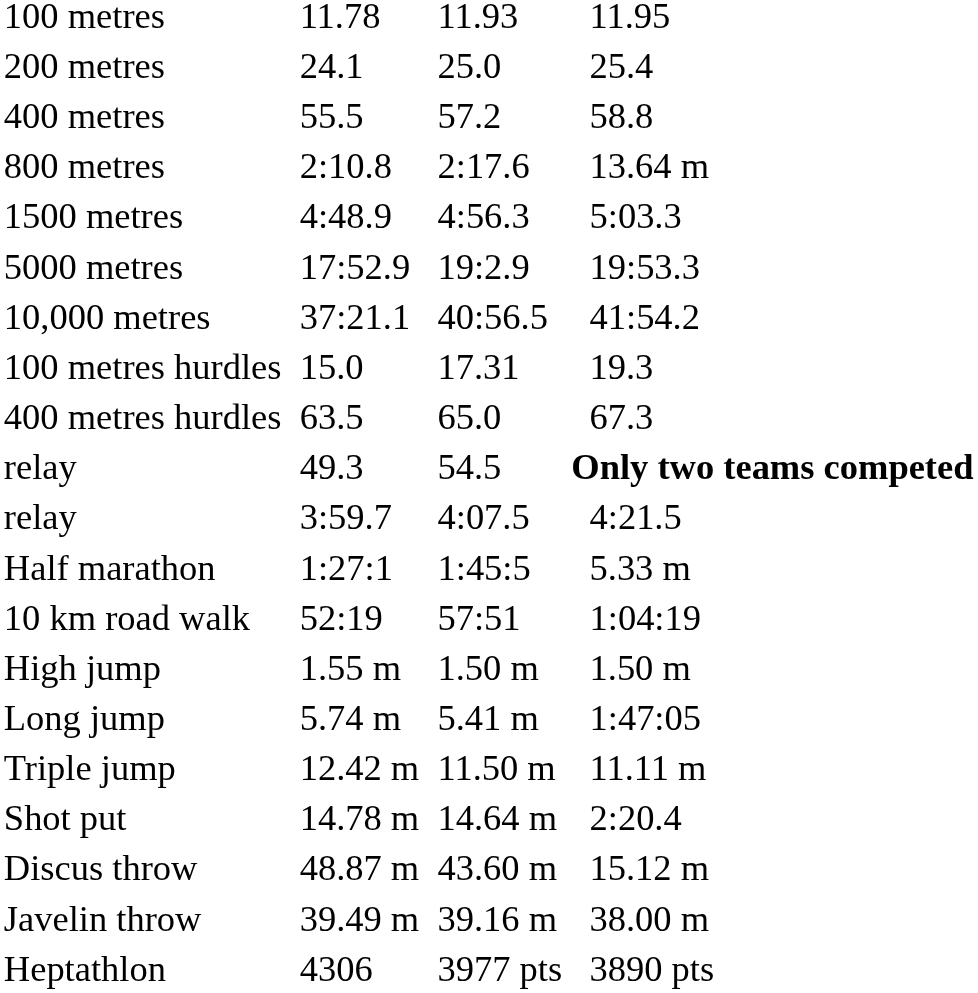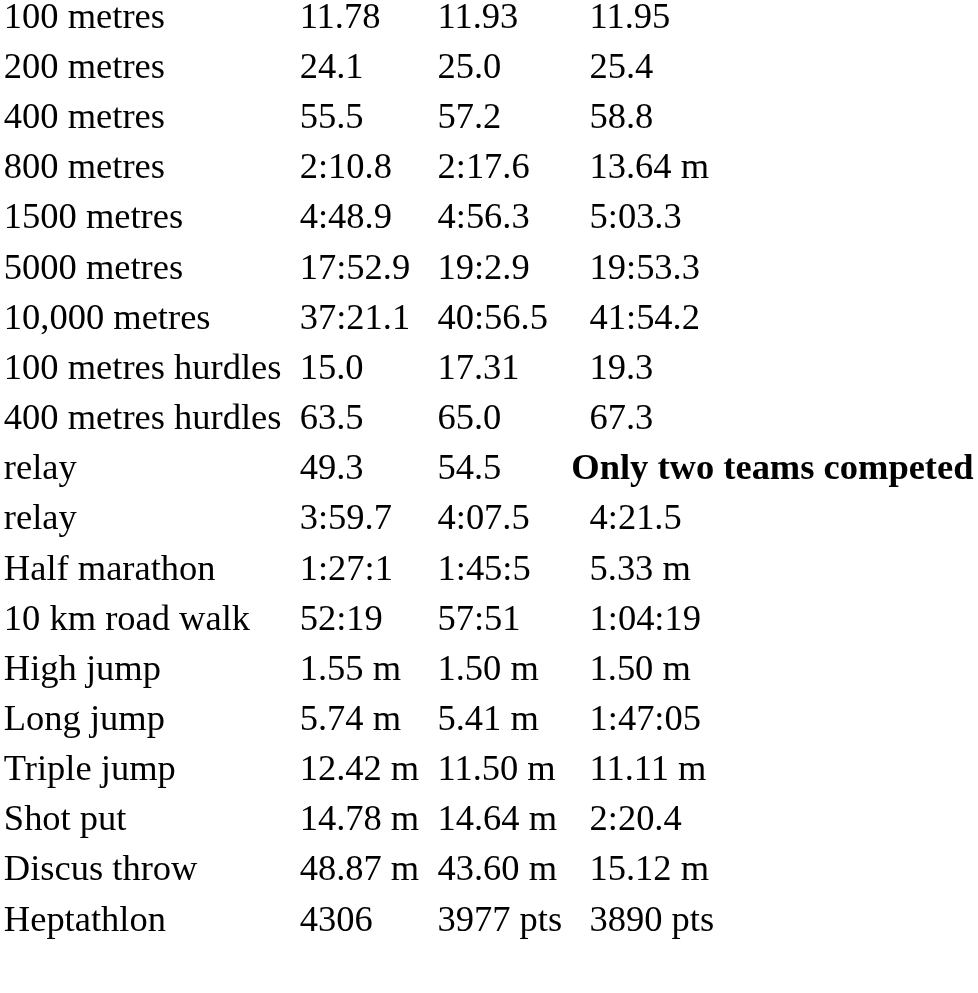- row: (103, 918)
